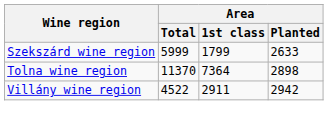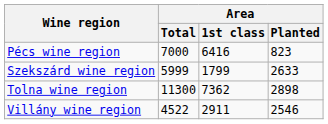+ row: (64, 52)
(178, 71) 11370 -> (178, 90) 11300
(216, 71) 7364 -> (216, 90) 7362
(285, 90) 2942 -> (285, 109) 2546
